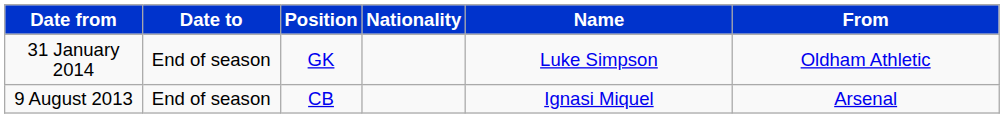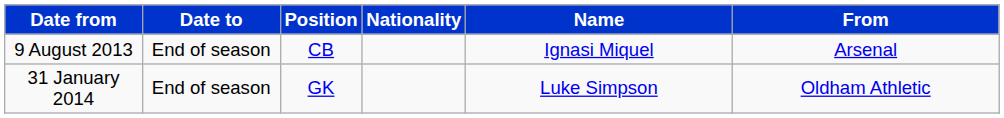rows swapped: (73, 99) <-> (73, 59)
